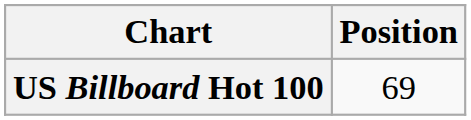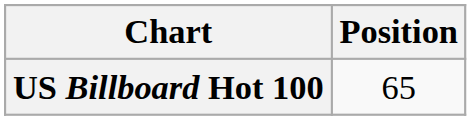(399, 86) 69 -> (399, 86) 65
